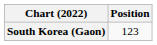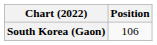(130, 31) 123 -> (130, 31) 106
